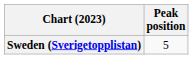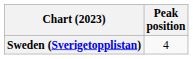(166, 44) 5 -> (166, 44) 4
